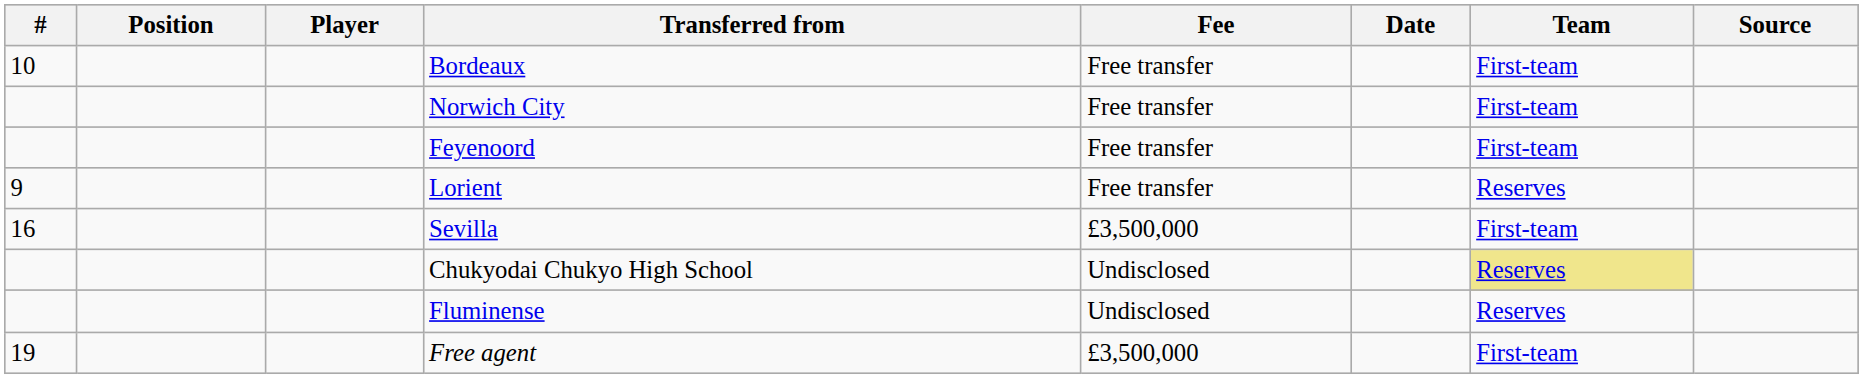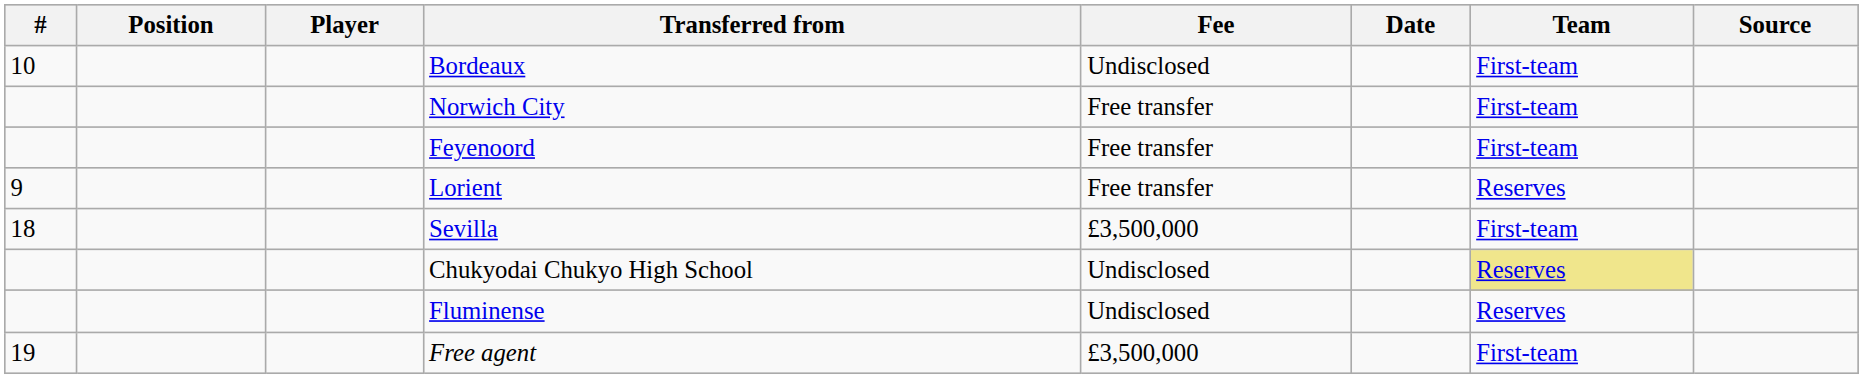(1150, 65) Free transfer -> (1148, 65) Undisclosed
(23, 229) 16 -> (23, 229) 18
